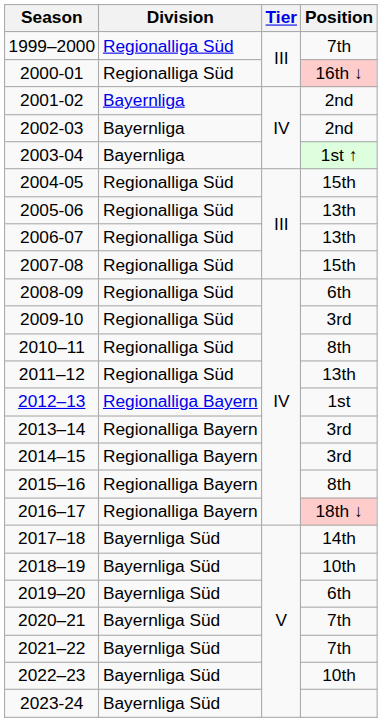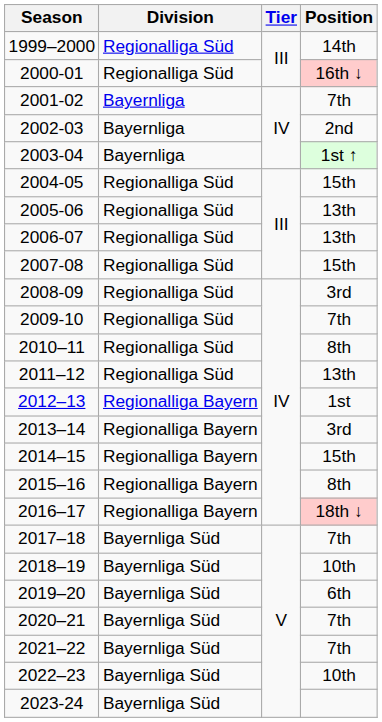(339, 45) 7th -> (339, 45) 14th
(339, 100) 2nd -> (339, 100) 7th
(339, 292) 6th -> (339, 292) 3rd
(339, 319) 3rd -> (339, 319) 7th
(339, 456) 3rd -> (339, 456) 15th
(339, 538) 14th -> (339, 538) 7th
